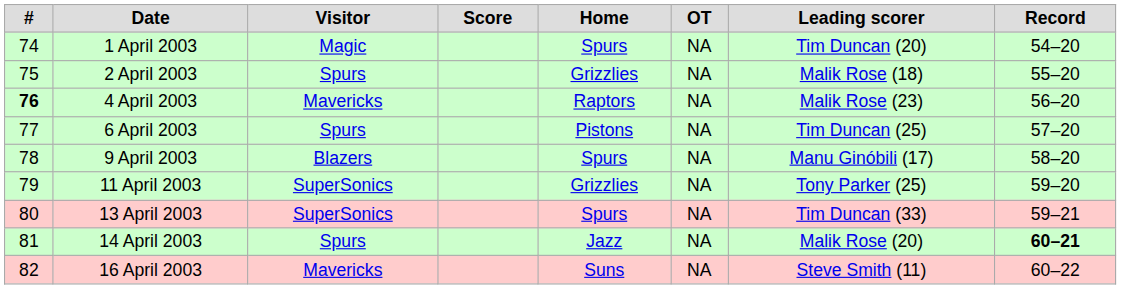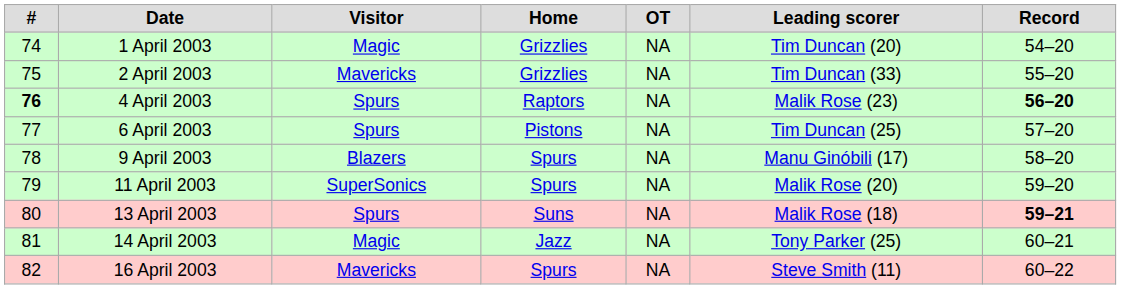- column: (488, 18)
(604, 46) Spurs -> (554, 46) Grizzlies
(343, 74) Spurs -> (376, 74) Mavericks
(861, 74) Malik Rose (18) -> (836, 74) Tim Duncan (33)
(343, 102) Mavericks -> (376, 102) Spurs
(1055, 102) normal -> (1049, 102) bold
(604, 185) Grizzlies -> (554, 185) Spurs
(861, 185) Tony Parker (25) -> (836, 185) Malik Rose (20)
(343, 213) SuperSonics -> (376, 213) Spurs
(604, 213) Spurs -> (554, 213) Suns
(861, 213) Tim Duncan (33) -> (836, 213) Malik Rose (18)
(1055, 213) normal -> (1049, 213) bold
(343, 241) Spurs -> (376, 241) Magic
(861, 241) Malik Rose (20) -> (836, 241) Tony Parker (25)
(1055, 241) bold -> (1049, 241) normal
(604, 269) Suns -> (554, 269) Spurs
